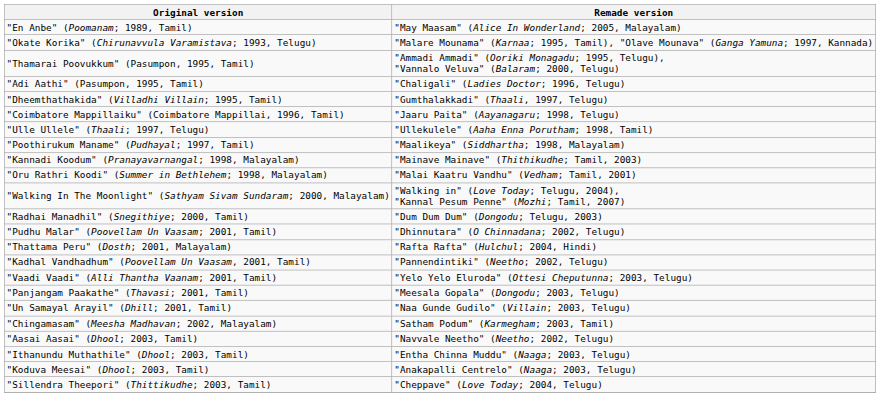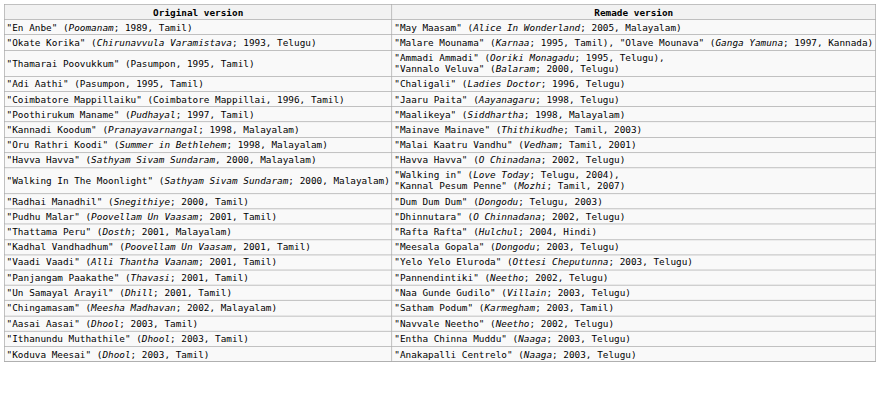- row: (145, 99)
- row: (108, 130)
+ row: (162, 160)
(501, 262) "Pannendintiki" (Neetho; 2002, Telugu) -> (507, 247) "Meesala Gopala" (Dongodu; 2003, Telugu)
(507, 293) "Meesala Gopala" (Dongodu; 2003, Telugu) -> (501, 278) "Pannendintiki" (Neetho; 2002, Telugu)
- row: (139, 384)
